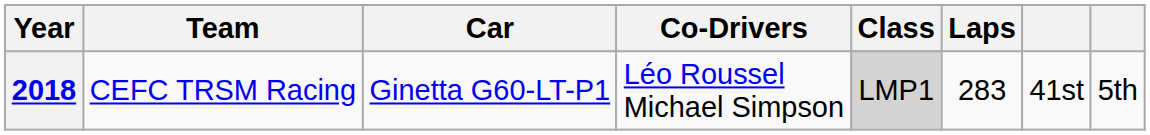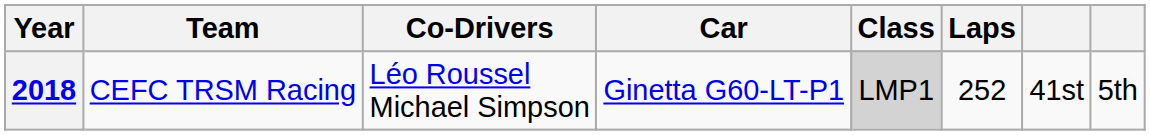columns swapped: (734, 28) <-> (490, 28)
(982, 90) 283 -> (982, 90) 252
